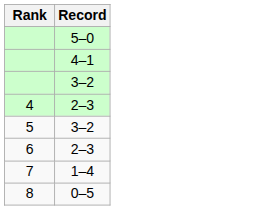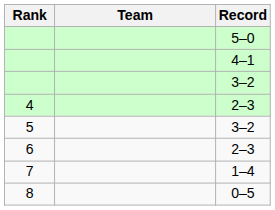+ column: (135, 15)
